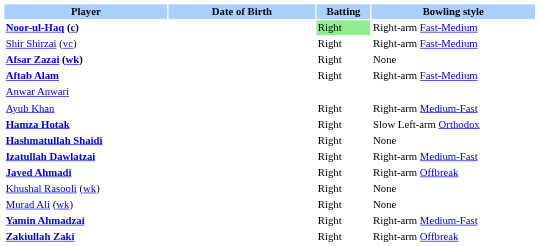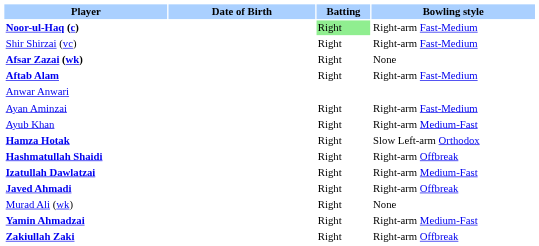+ row: (36, 108)
(385, 140) None -> (416, 156) Right-arm Offbreak
- row: (53, 188)
